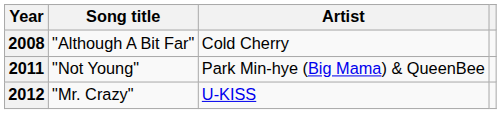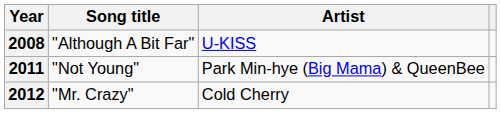(245, 43) Cold Cherry -> (229, 43) U-KISS
(229, 95) U-KISS -> (245, 95) Cold Cherry
